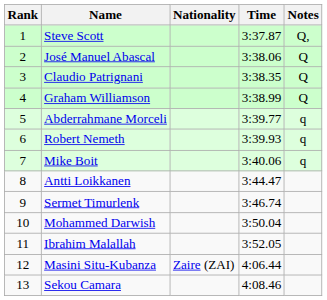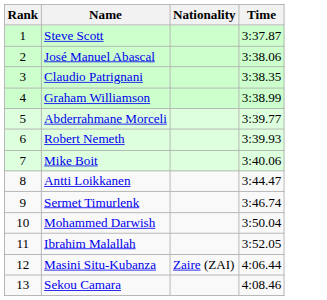- column: (303, 14)
